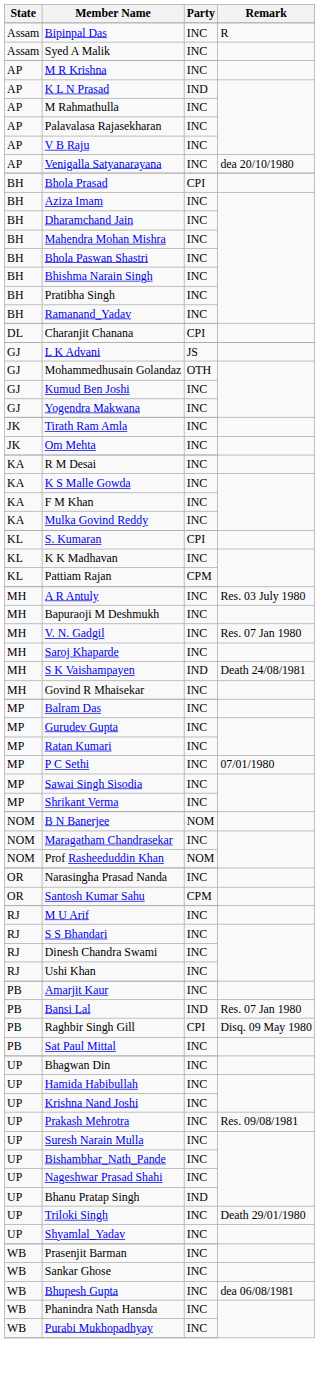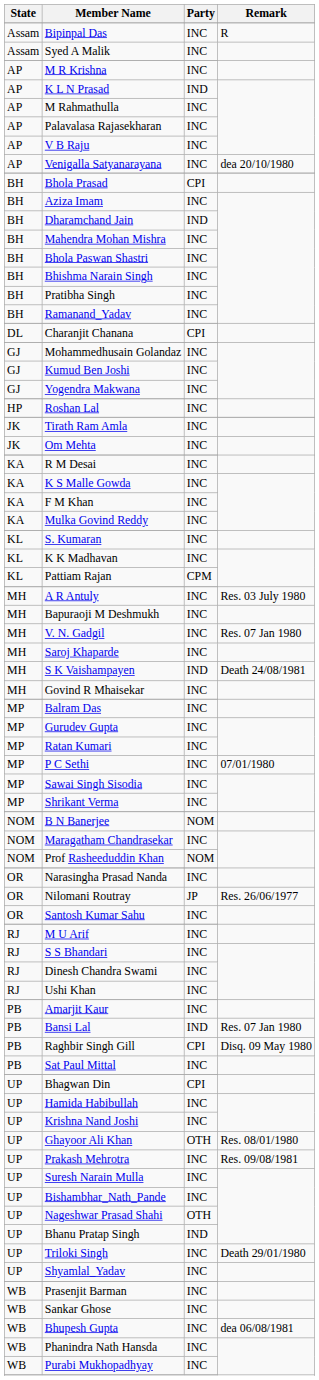(197, 220) INC -> (197, 220) IND
- row: (73, 351)
(199, 370) OTH -> (197, 351) INC
+ row: (72, 408)
(196, 539) CPI -> (197, 539) INC
+ row: (88, 896)
(199, 896) CPM -> (197, 915) INC
(197, 1065) INC -> (196, 1084) CPI
+ row: (89, 1140)
(197, 1178) INC -> (199, 1215) OTH
